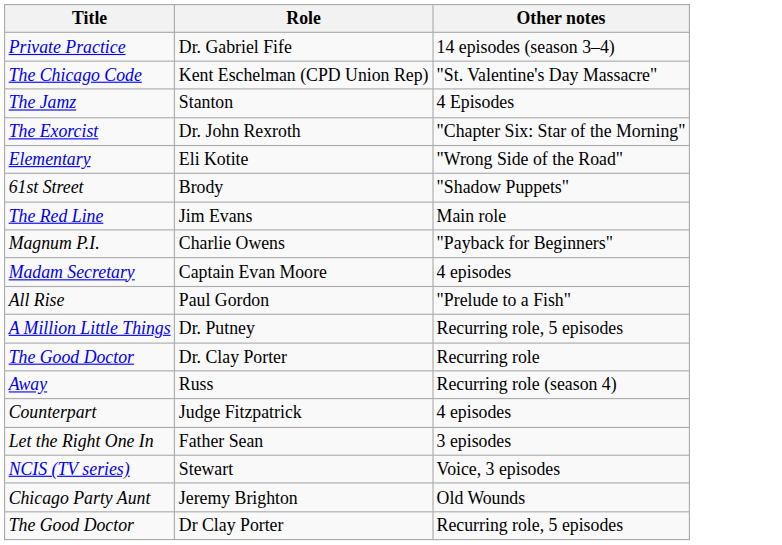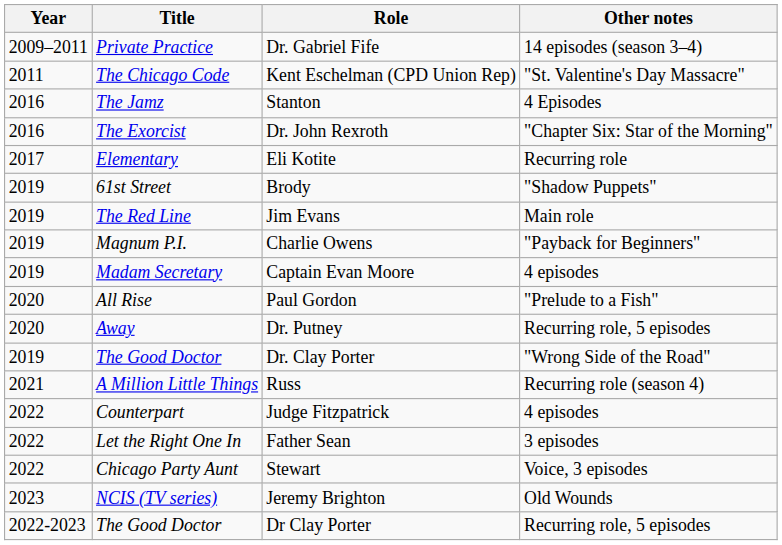+ column: (48, 18)
(530, 159) "Wrong Side of the Road" -> (576, 159) Recurring role
(90, 328) A Million Little Things -> (115, 328) Away
(488, 356) Recurring role -> (617, 356) "Wrong Side of the Road"
(28, 384) Away -> (177, 384) A Million Little Things
(69, 469) NCIS (TV series) -> (167, 469) Chicago Party Aunt
(80, 497) Chicago Party Aunt -> (157, 497) NCIS (TV series)
